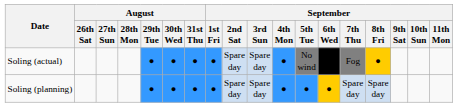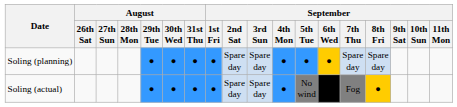rows swapped: (40, 89) <-> (35, 61)
